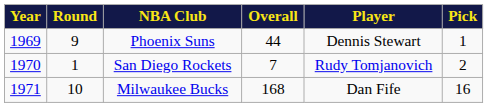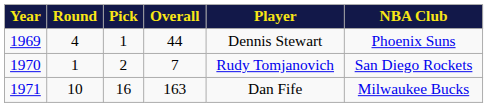columns swapped: (463, 16) <-> (173, 16)
(75, 41) 9 -> (75, 41) 4
(273, 89) 168 -> (175, 89) 163
